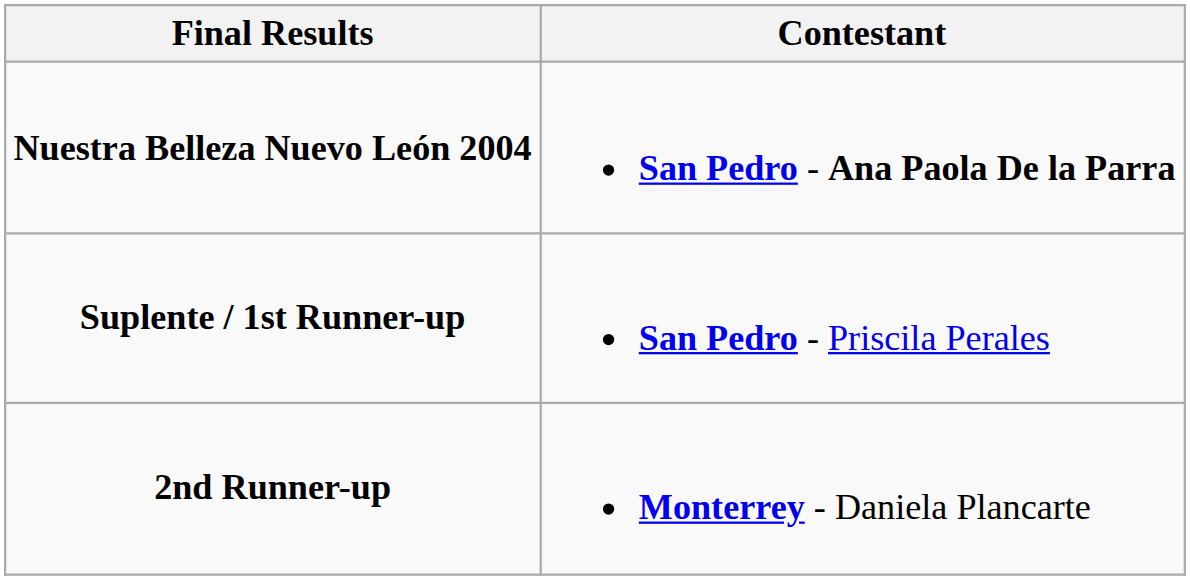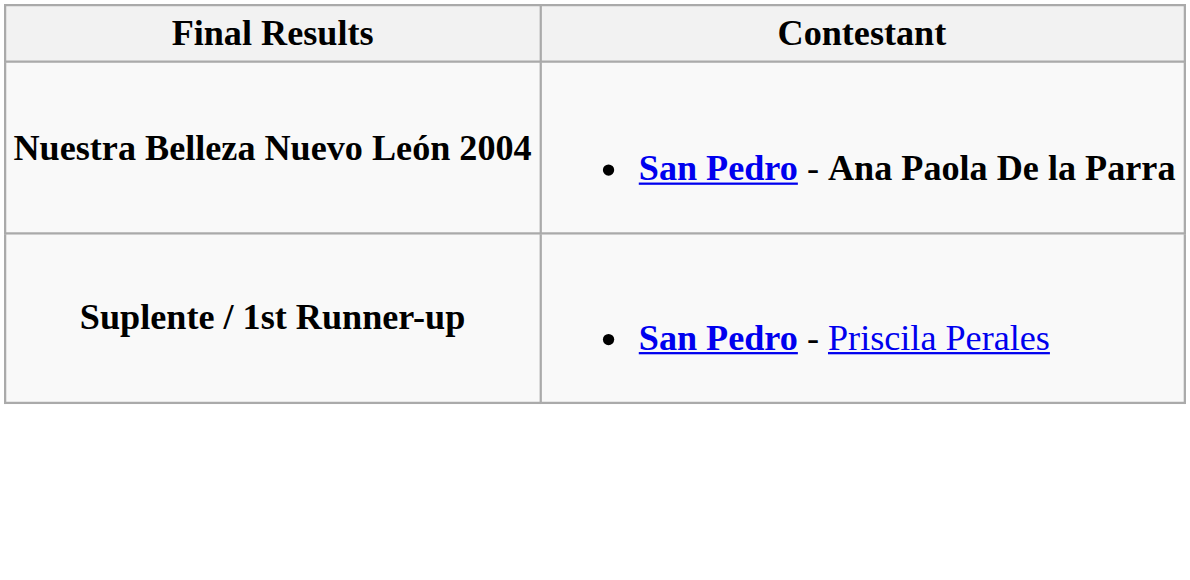- row: (273, 487)
